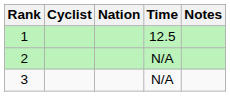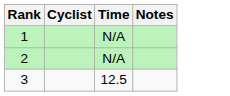- column: (119, 15)
(162, 36) 12.5 -> (114, 36) N/A
(162, 79) N/A -> (114, 79) 12.5
